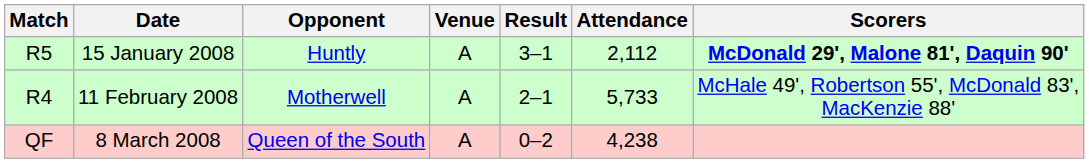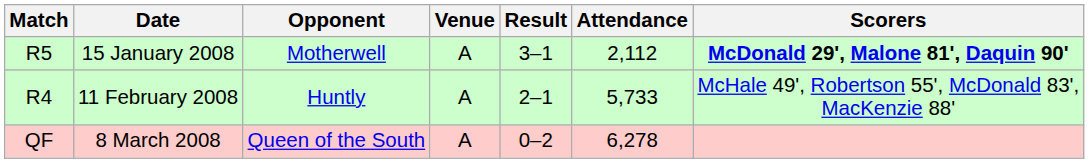(336, 53) Huntly -> (336, 53) Motherwell
(336, 97) Motherwell -> (336, 97) Huntly
(632, 141) 4,238 -> (632, 141) 6,278
